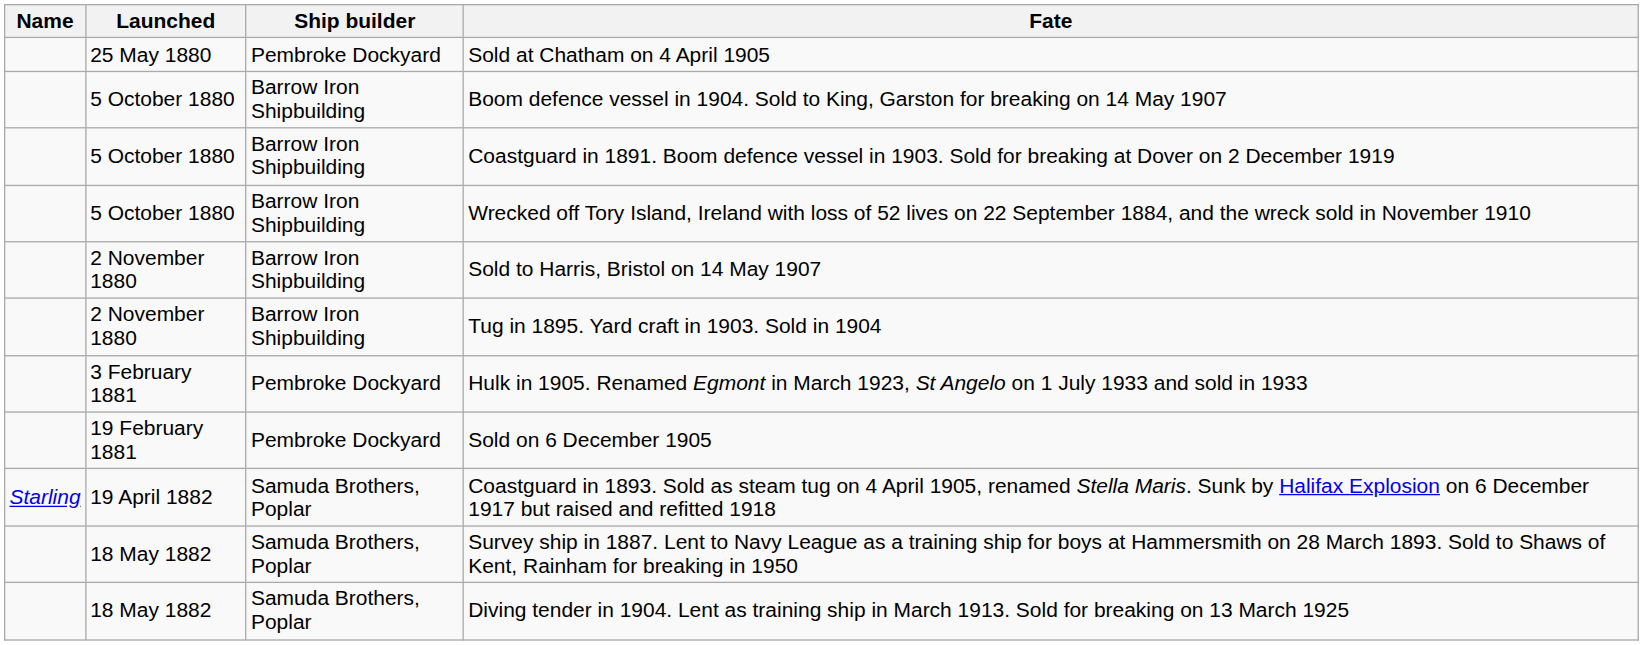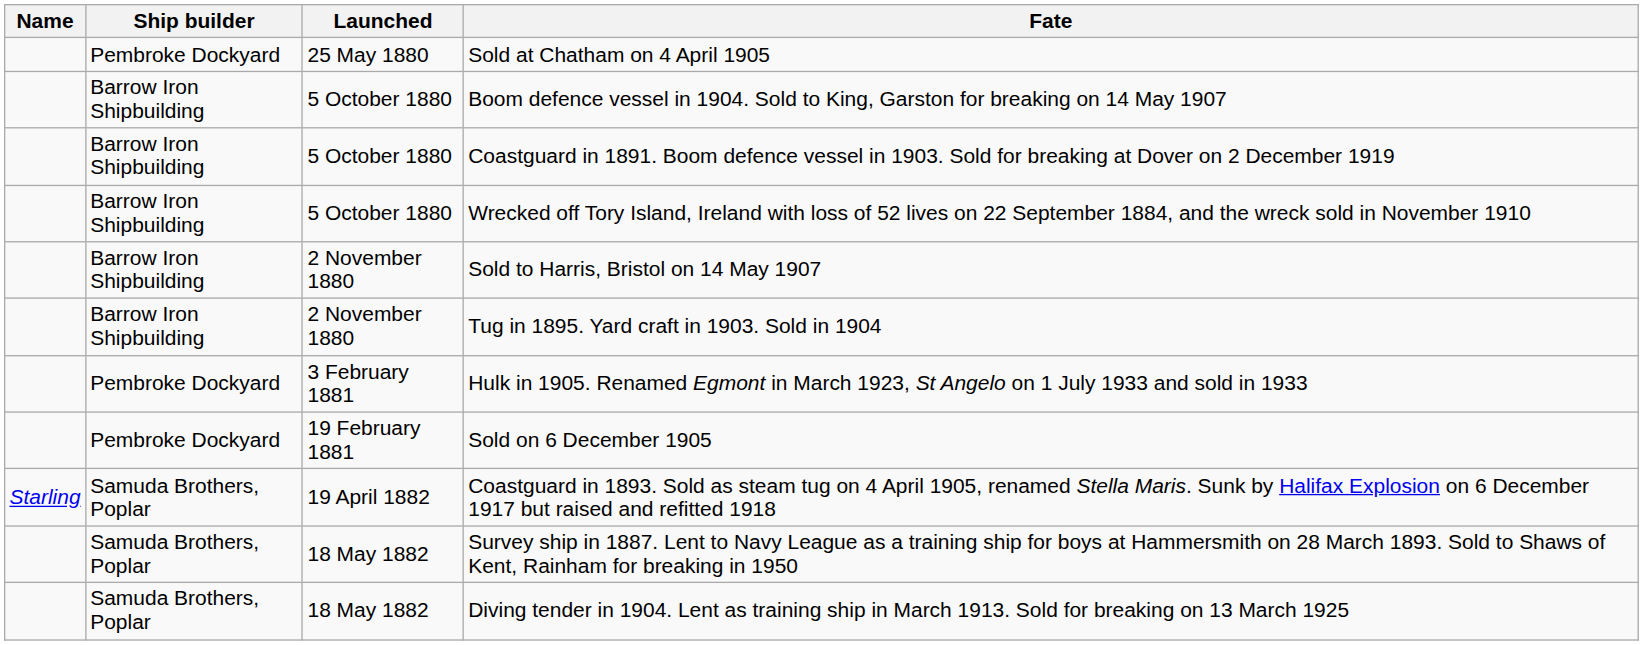columns swapped: (355, 21) <-> (166, 21)
